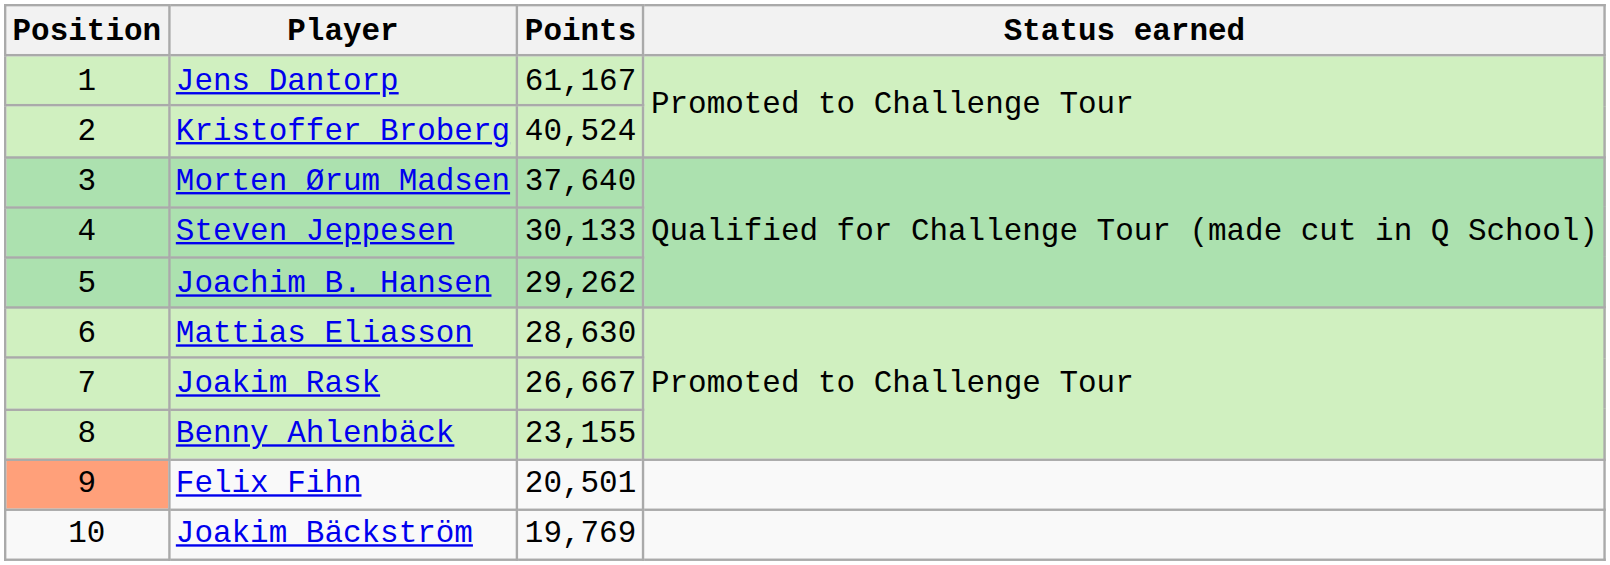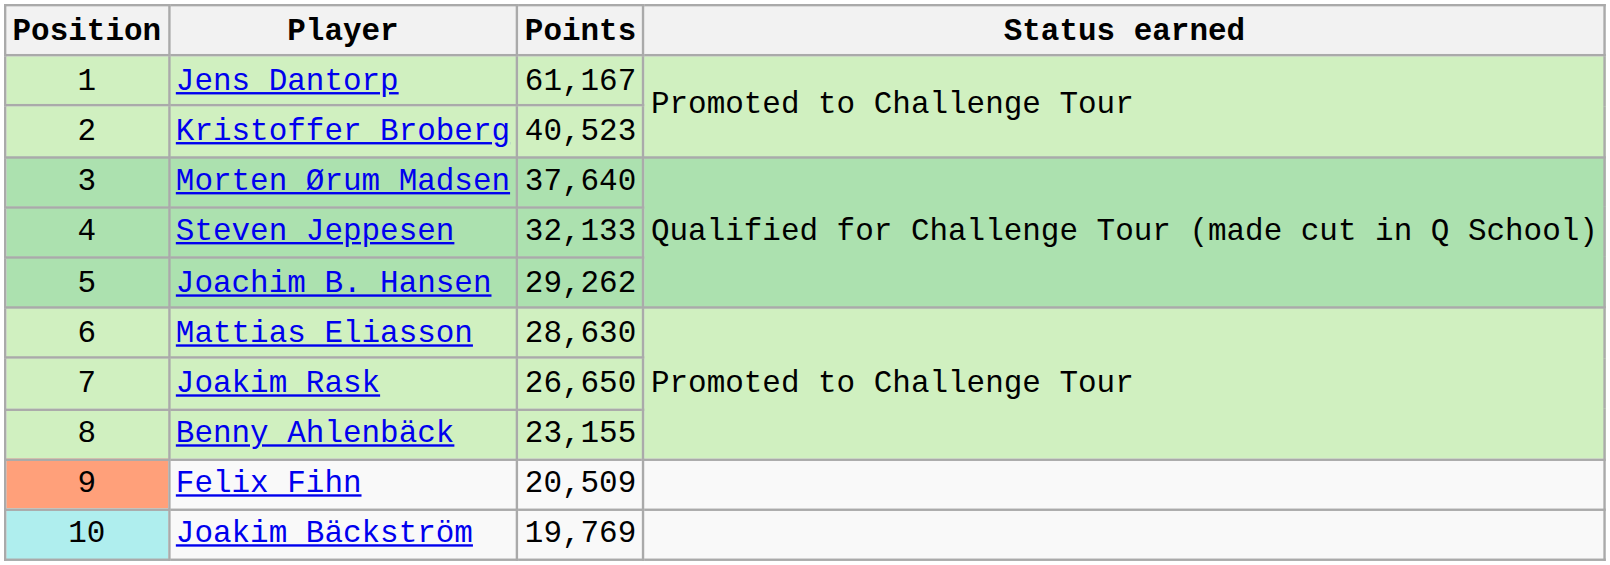(581, 131) 40,524 -> (581, 131) 40,523
(581, 232) 30,133 -> (581, 232) 32,133
(581, 383) 26,667 -> (581, 383) 26,650
(581, 484) 20,501 -> (581, 484) 20,509
(87, 535) no background -> (87, 535) paleturquoise background
